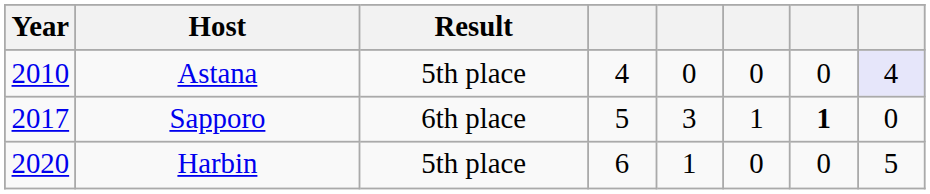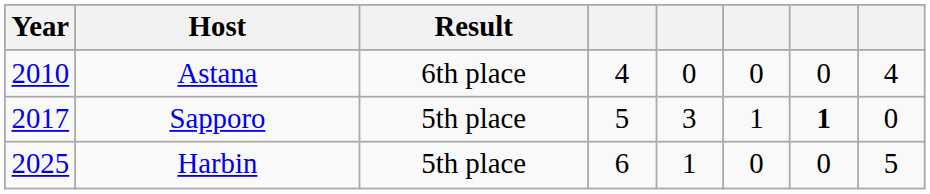(474, 73) 5th place -> (474, 73) 6th place
(891, 73) lavender background -> (891, 73) no background
(474, 118) 6th place -> (474, 118) 5th place
(40, 164) 2020 -> (40, 164) 2025
